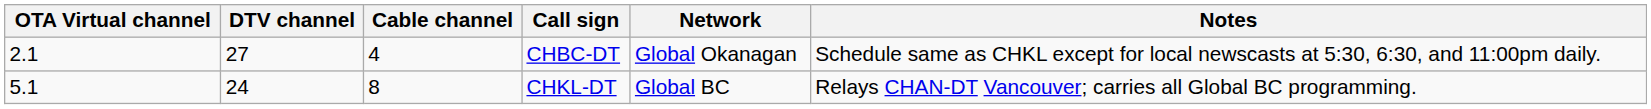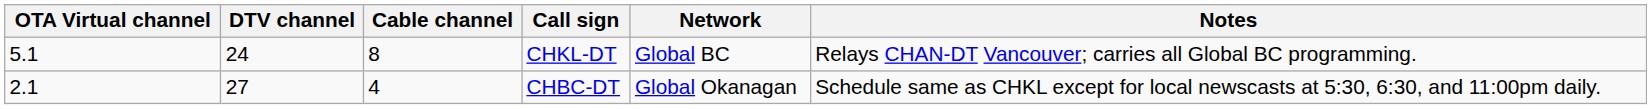rows swapped: (573, 53) <-> (572, 86)
